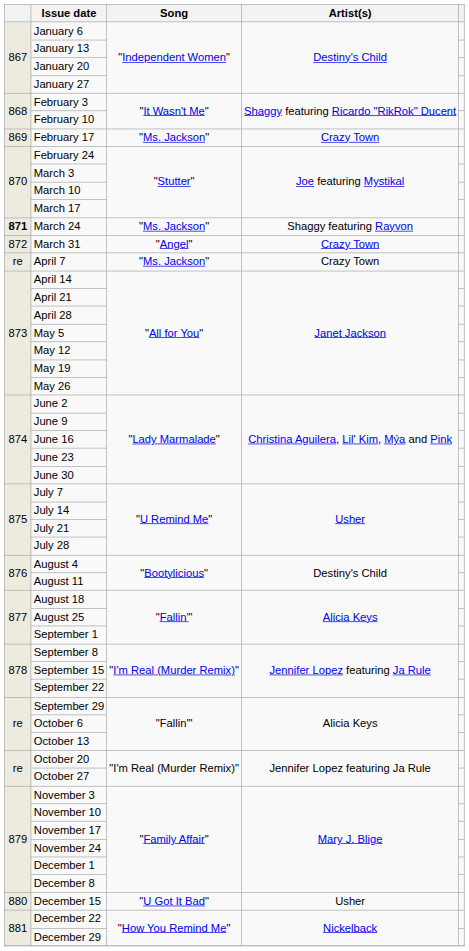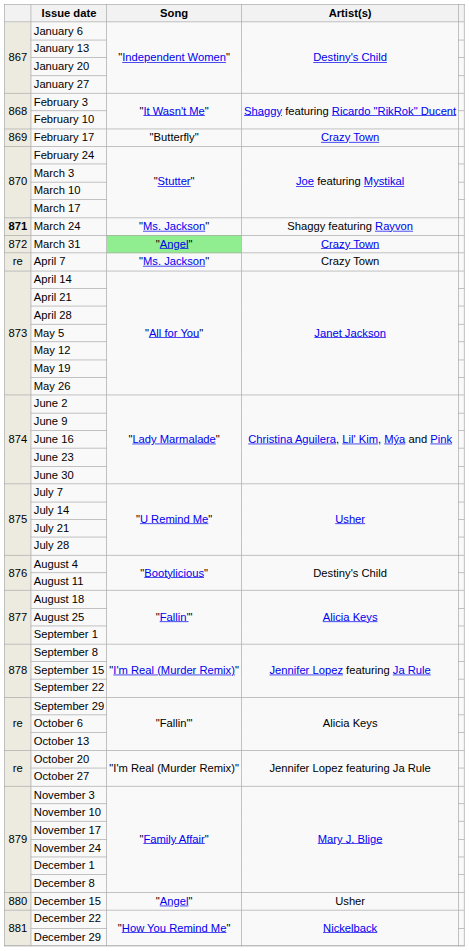(174, 137) "Ms. Jackson" -> (174, 137) "Butterfly"
(174, 244) no background -> (174, 244) lightgreen background
(174, 901) "U Got It Bad" -> (174, 901) "Angel"
